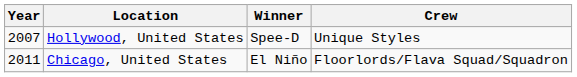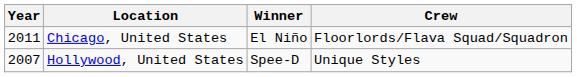rows swapped: (137, 60) <-> (145, 38)
